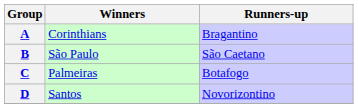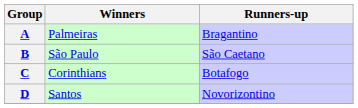(77, 34) Corinthians -> (73, 34) Palmeiras
(73, 73) Palmeiras -> (77, 73) Corinthians
